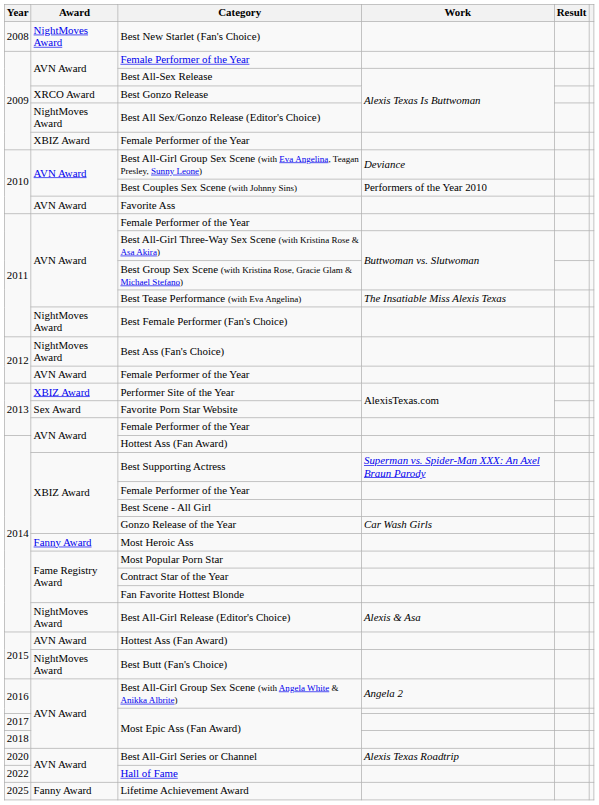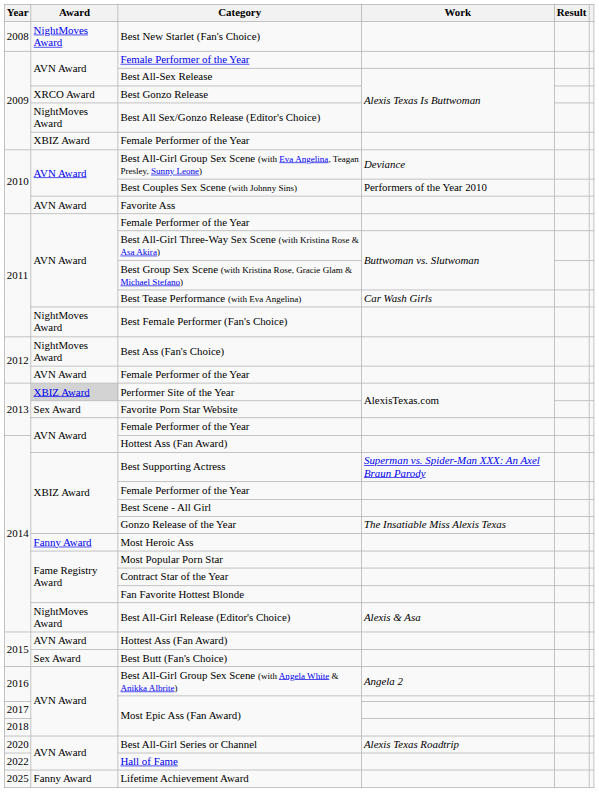(435, 298) The Insatiable Miss Alexis Texas -> (398, 298) Car Wash Girls
(62, 392) no background -> (62, 392) lightgrey background
(398, 525) Car Wash Girls -> (435, 525) The Insatiable Miss Alexis Texas
(61, 664) NightMoves Award -> (57, 658) Sex Award
